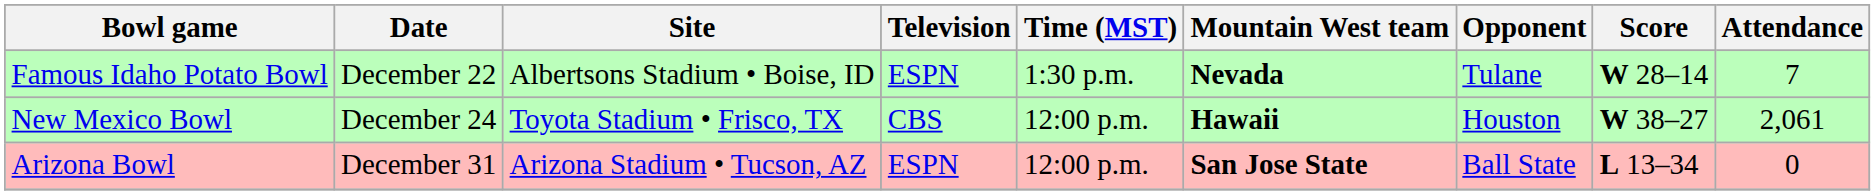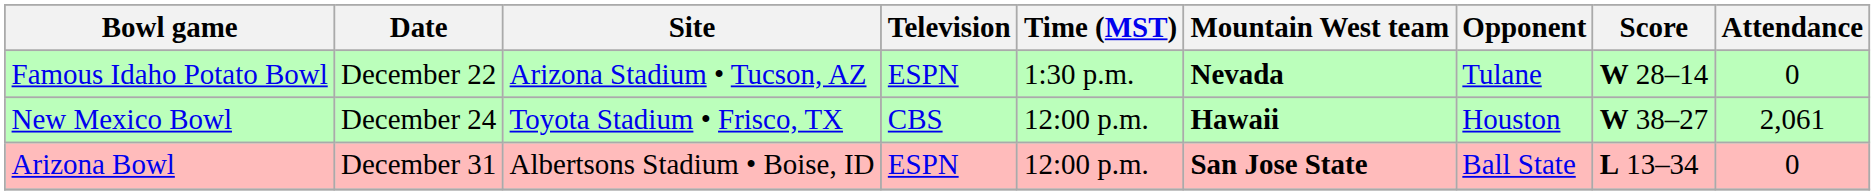(692, 73) Albertsons Stadium • Boise, ID -> (688, 73) Arizona Stadium • Tucson, AZ
(1792, 73) 7 -> (1792, 73) 0
(688, 165) Arizona Stadium • Tucson, AZ -> (692, 165) Albertsons Stadium • Boise, ID
